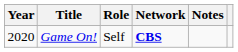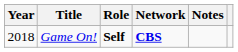(21, 36) 2020 -> (21, 36) 2018
(114, 36) normal -> (114, 36) bold
